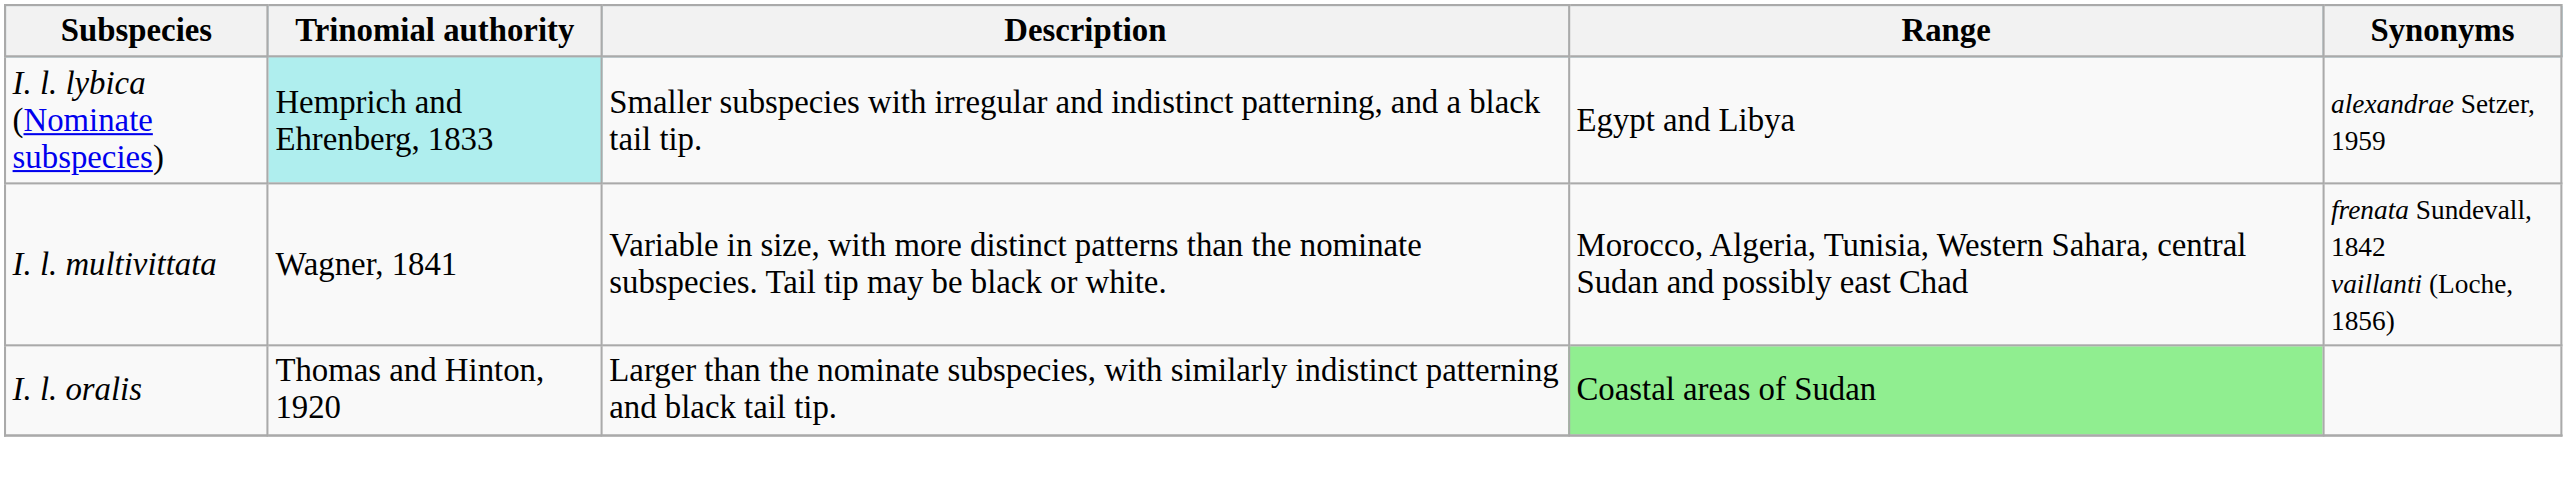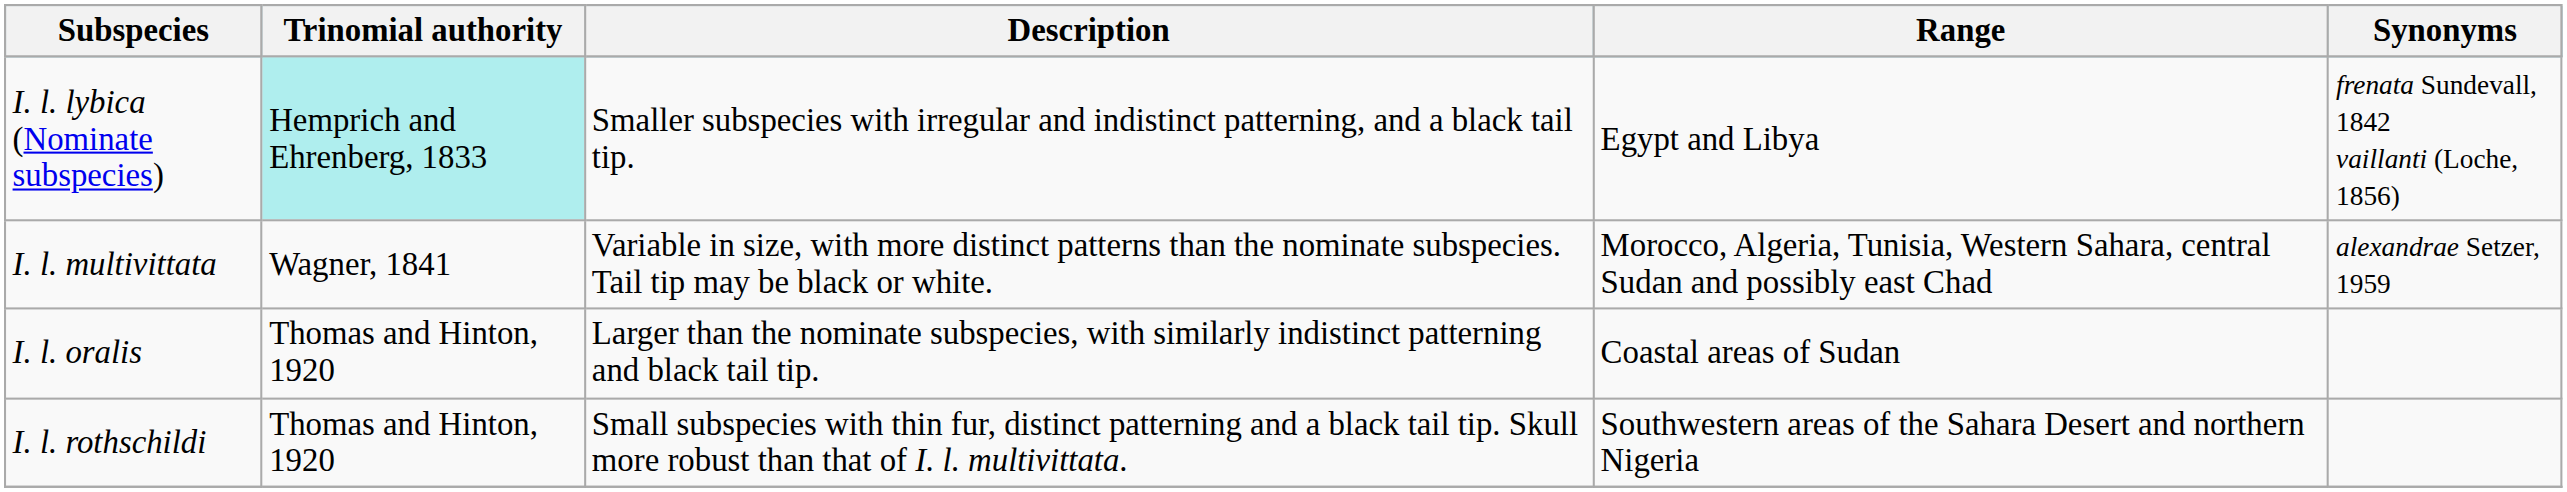(2433, 121) alexandrae Setzer, 1959 -> (2437, 139) frenata Sundevall, 1842 vaillanti (Loche, 1856)
(2431, 265) frenata Sundevall, 1842 vaillanti (Loche, 1856) -> (2438, 265) alexandrae Setzer, 1959
(1726, 389) lightgreen background -> (1750, 352) no background
+ row: (109, 441)
